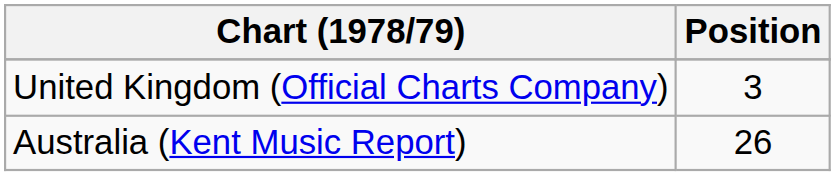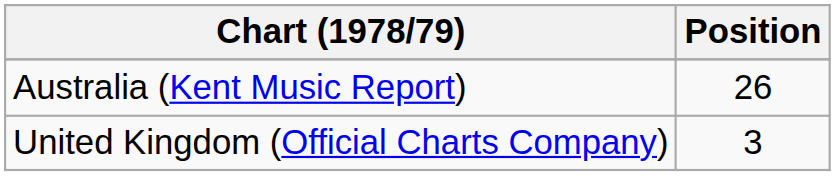rows swapped: (240, 142) <-> (341, 87)
